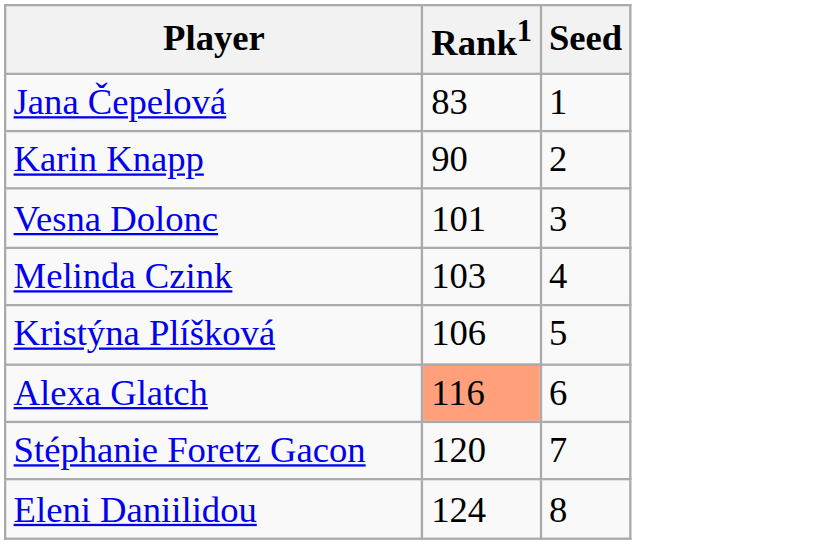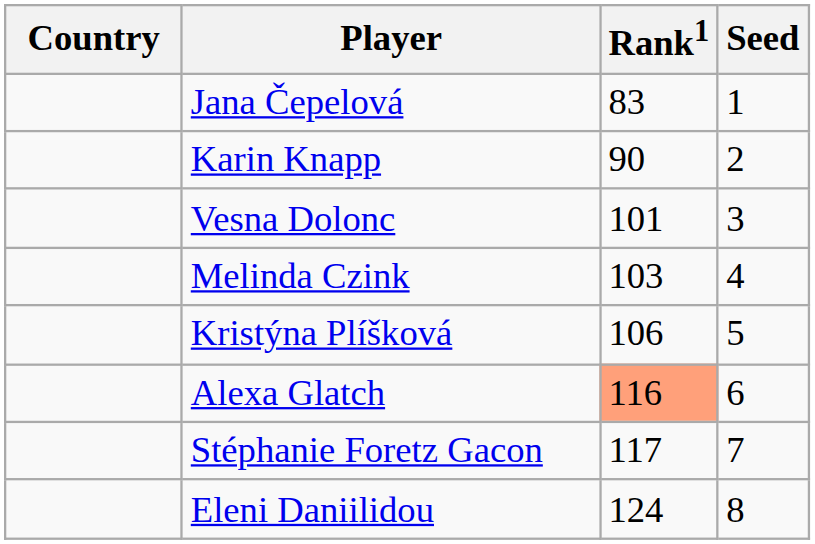+ column: (94, 38)
(459, 450) 120 -> (635, 450) 117
